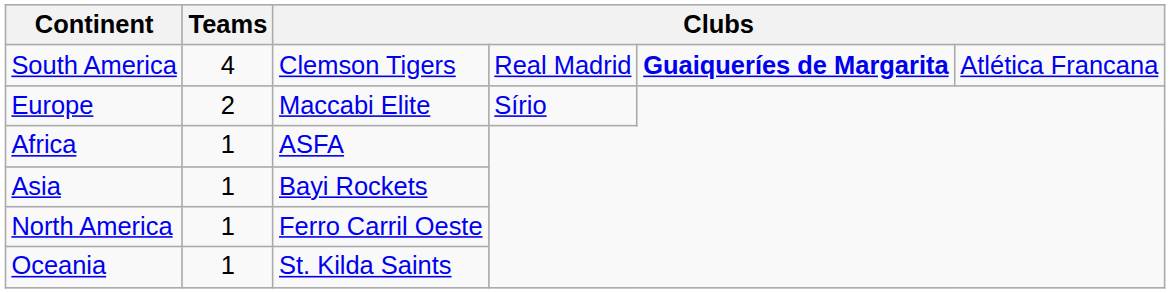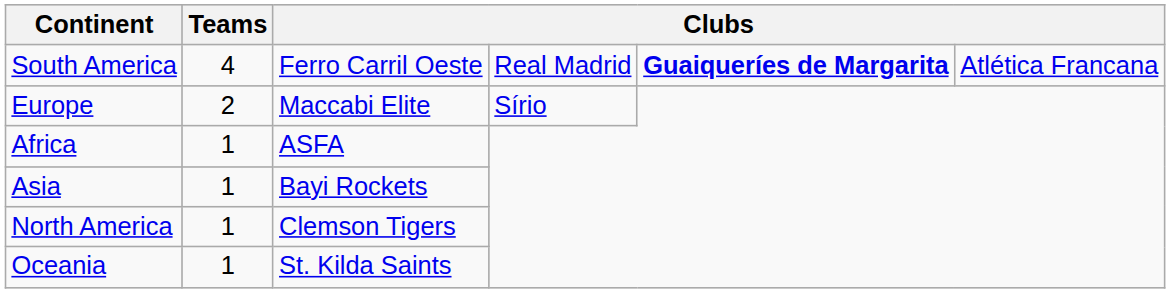(367, 65) Clemson Tigers -> (381, 65) Ferro Carril Oeste
(381, 226) Ferro Carril Oeste -> (367, 226) Clemson Tigers
